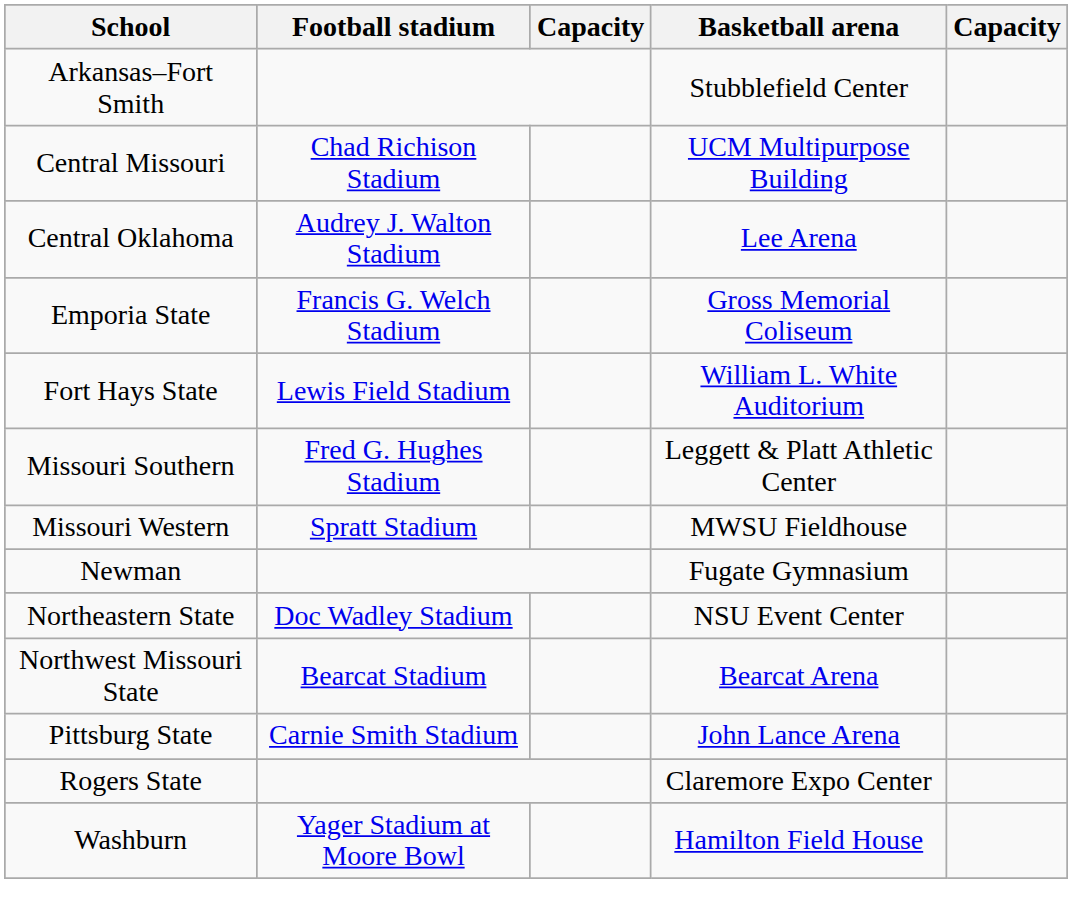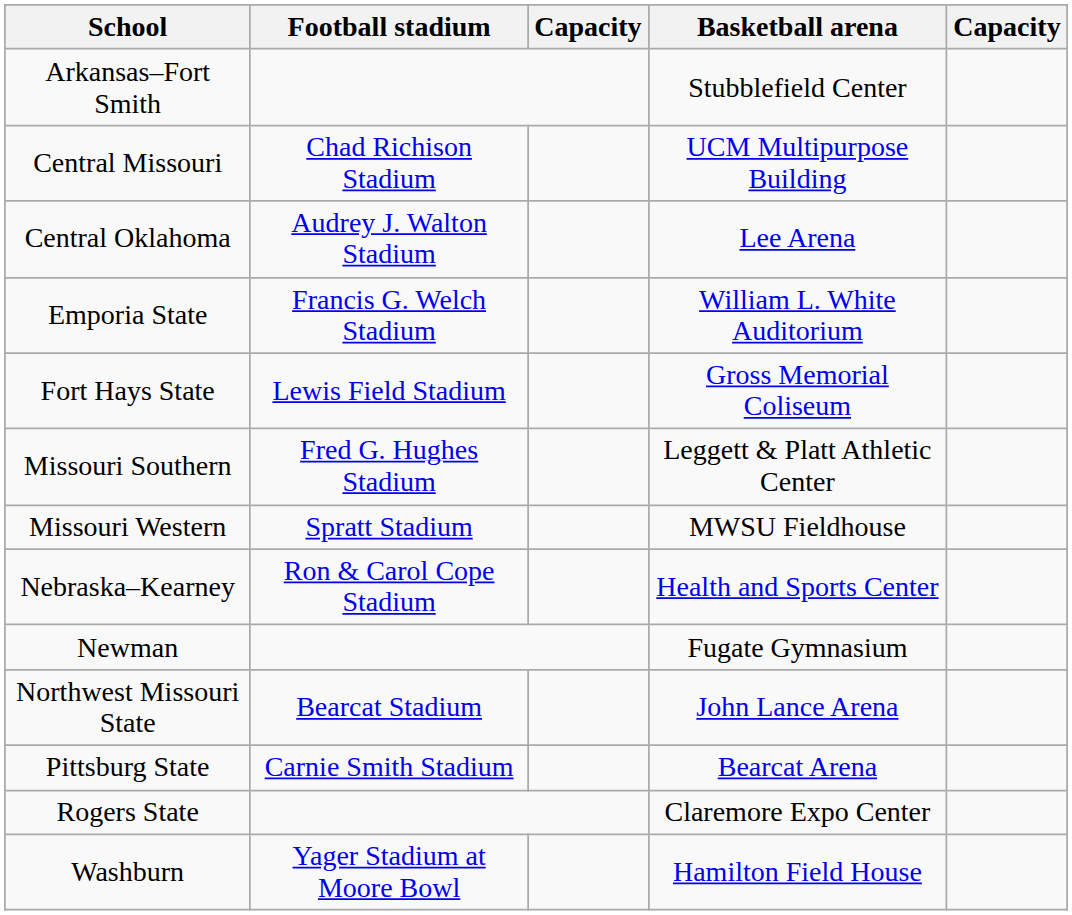(799, 314) Gross Memorial Coliseum -> (797, 314) William L. White Auditorium
(799, 390) William L. White Auditorium -> (797, 390) Gross Memorial Coliseum
+ row: (128, 586)
- row: (131, 615)
(799, 675) Bearcat Arena -> (797, 707) John Lance Arena
(799, 735) John Lance Arena -> (797, 767) Bearcat Arena
